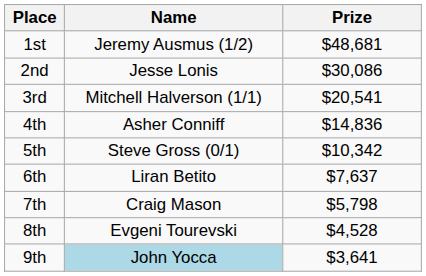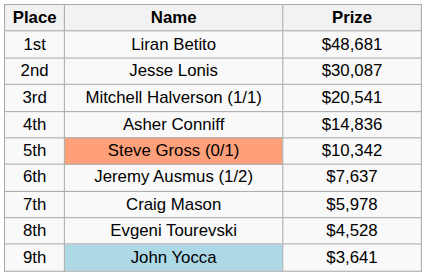(174, 44) Jeremy Ausmus (1/2) -> (174, 44) Liran Betito
(352, 71) $30,086 -> (352, 71) $30,087
(174, 151) no background -> (174, 151) lightsalmon background
(174, 177) Liran Betito -> (174, 177) Jeremy Ausmus (1/2)
(352, 204) $5,798 -> (352, 204) $5,978
